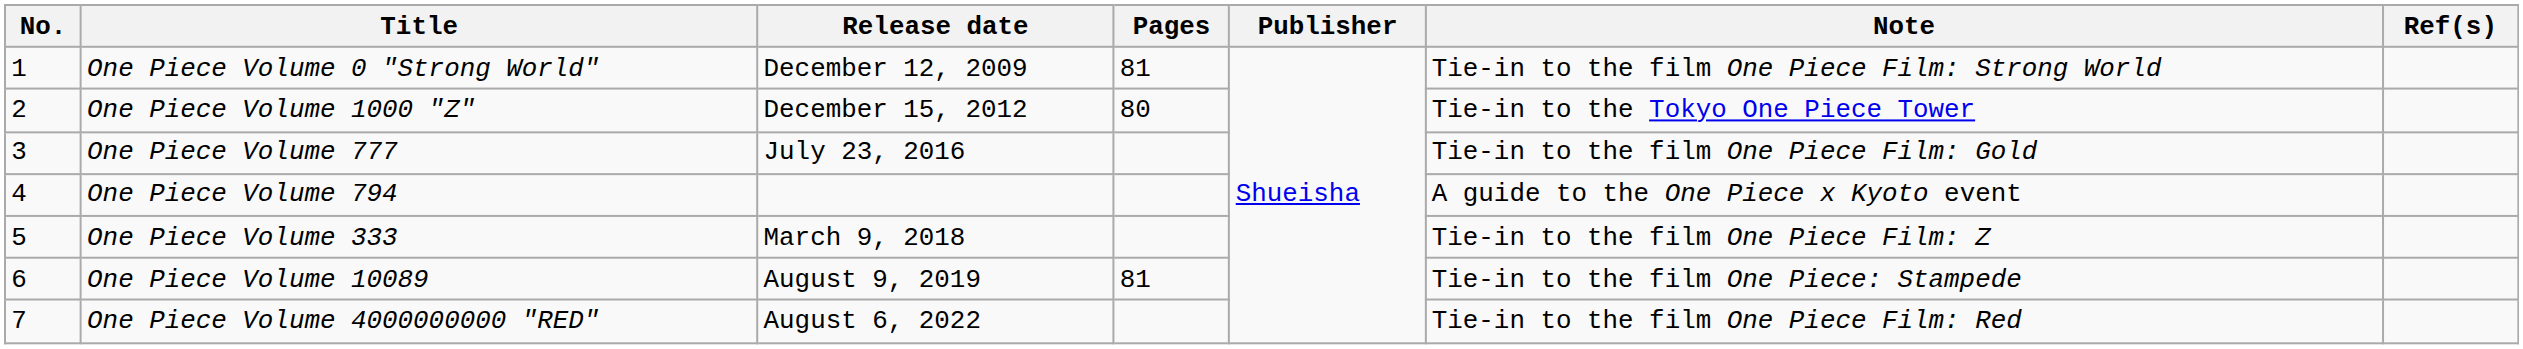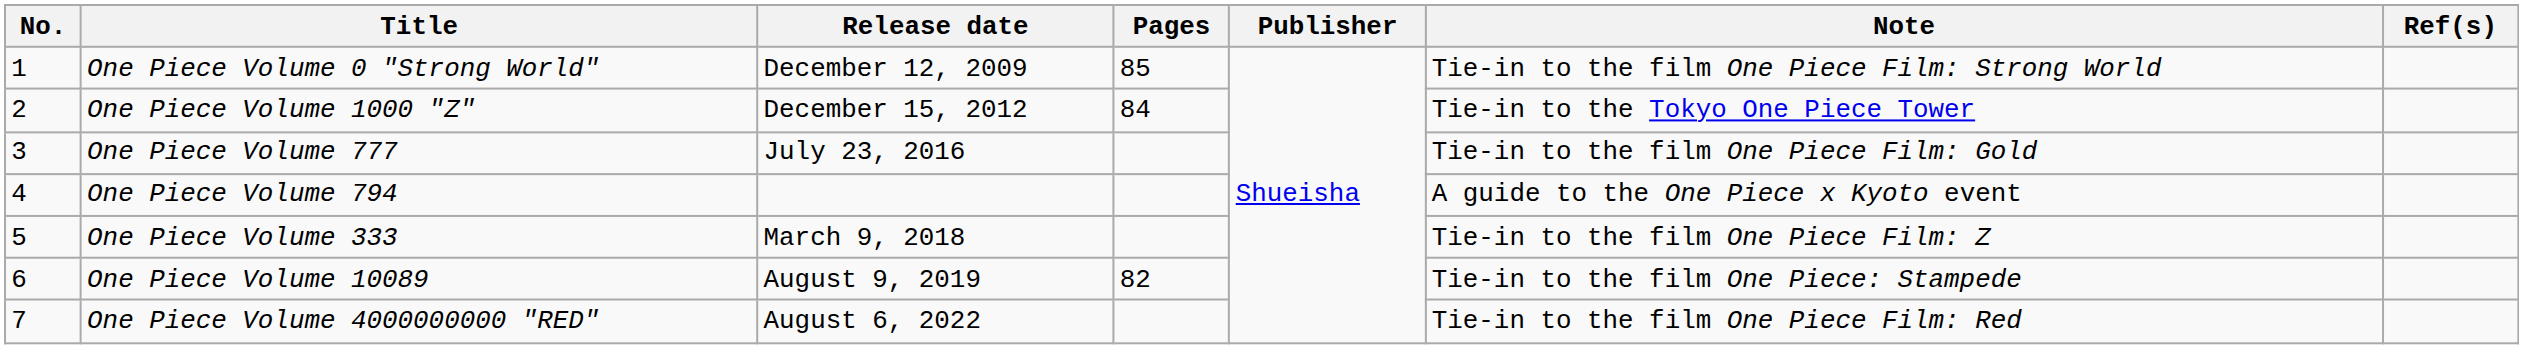(1135, 68) 81 -> (1135, 68) 85
(1135, 110) 80 -> (1135, 110) 84
(1135, 279) 81 -> (1135, 279) 82
